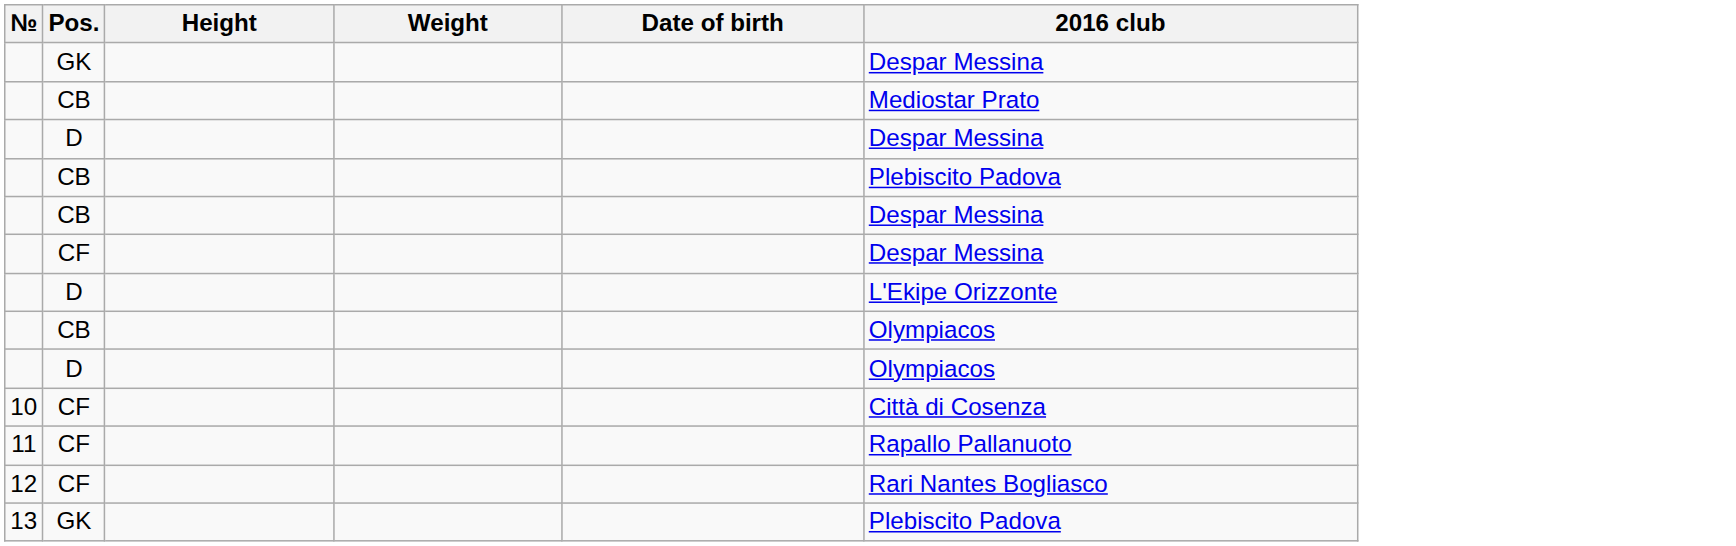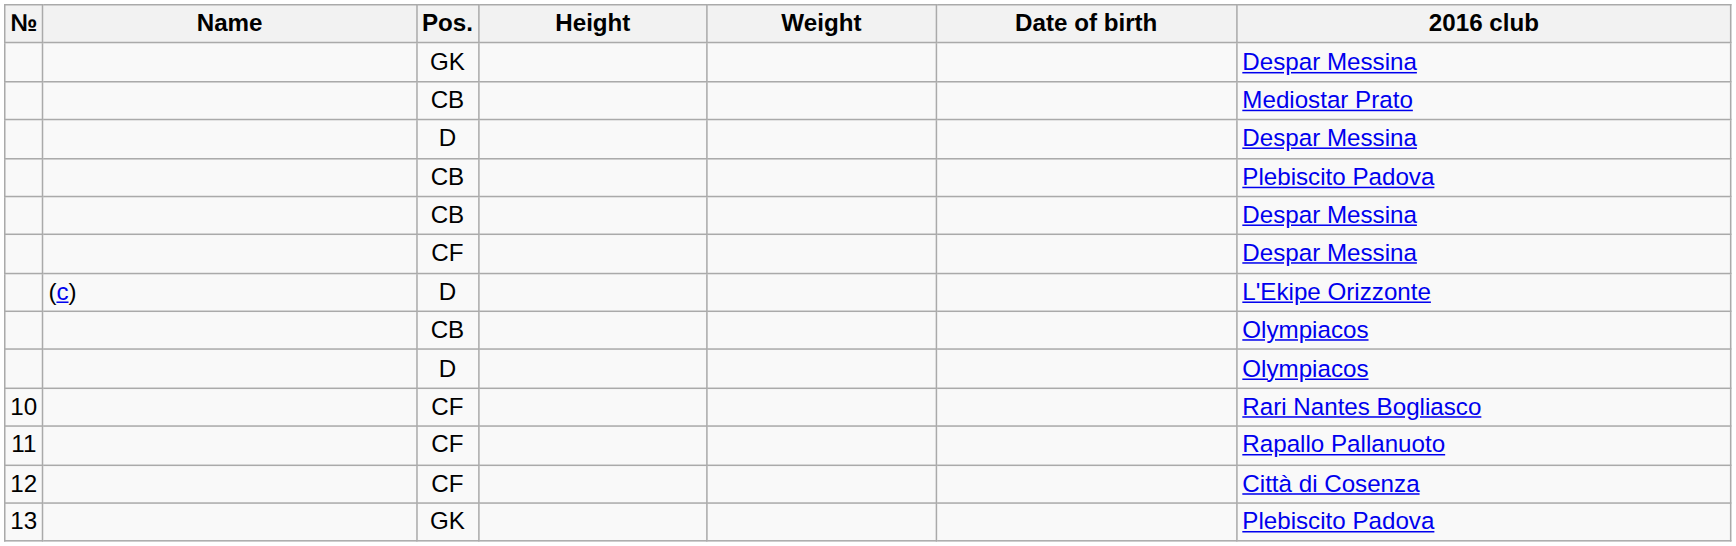+ column: (230, 23)
(957, 406) Città di Cosenza -> (1362, 406) Rari Nantes Bogliasco
(988, 483) Rari Nantes Bogliasco -> (1331, 483) Città di Cosenza
